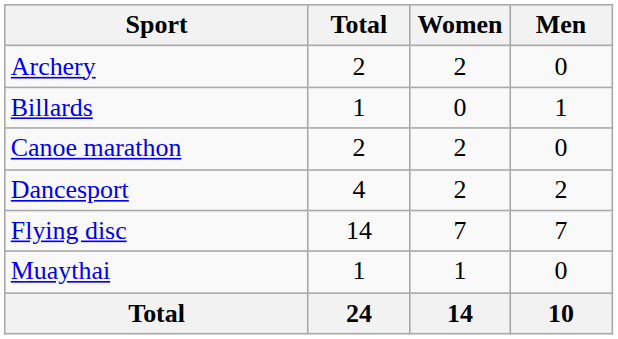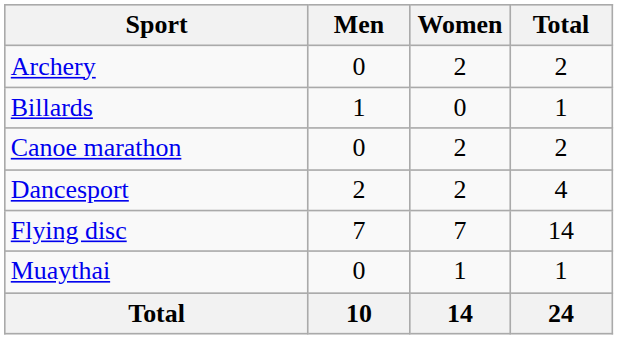columns swapped: (561, 25) <-> (359, 25)
